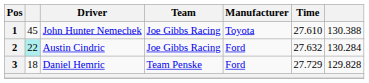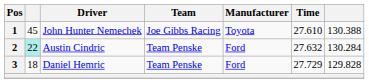(184, 47) Joe Gibbs Racing -> (174, 47) Team Penske
